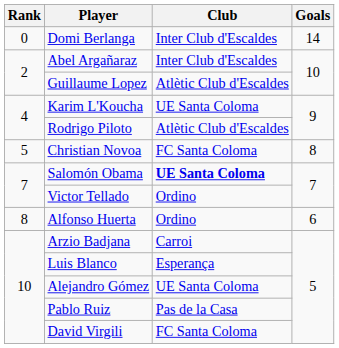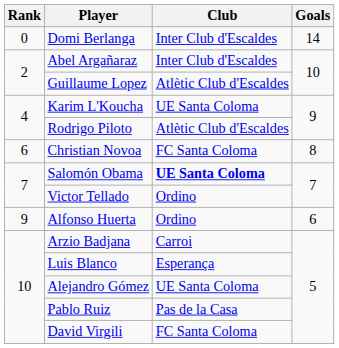(24, 151) 5 -> (24, 151) 6
(24, 219) 8 -> (24, 219) 9
